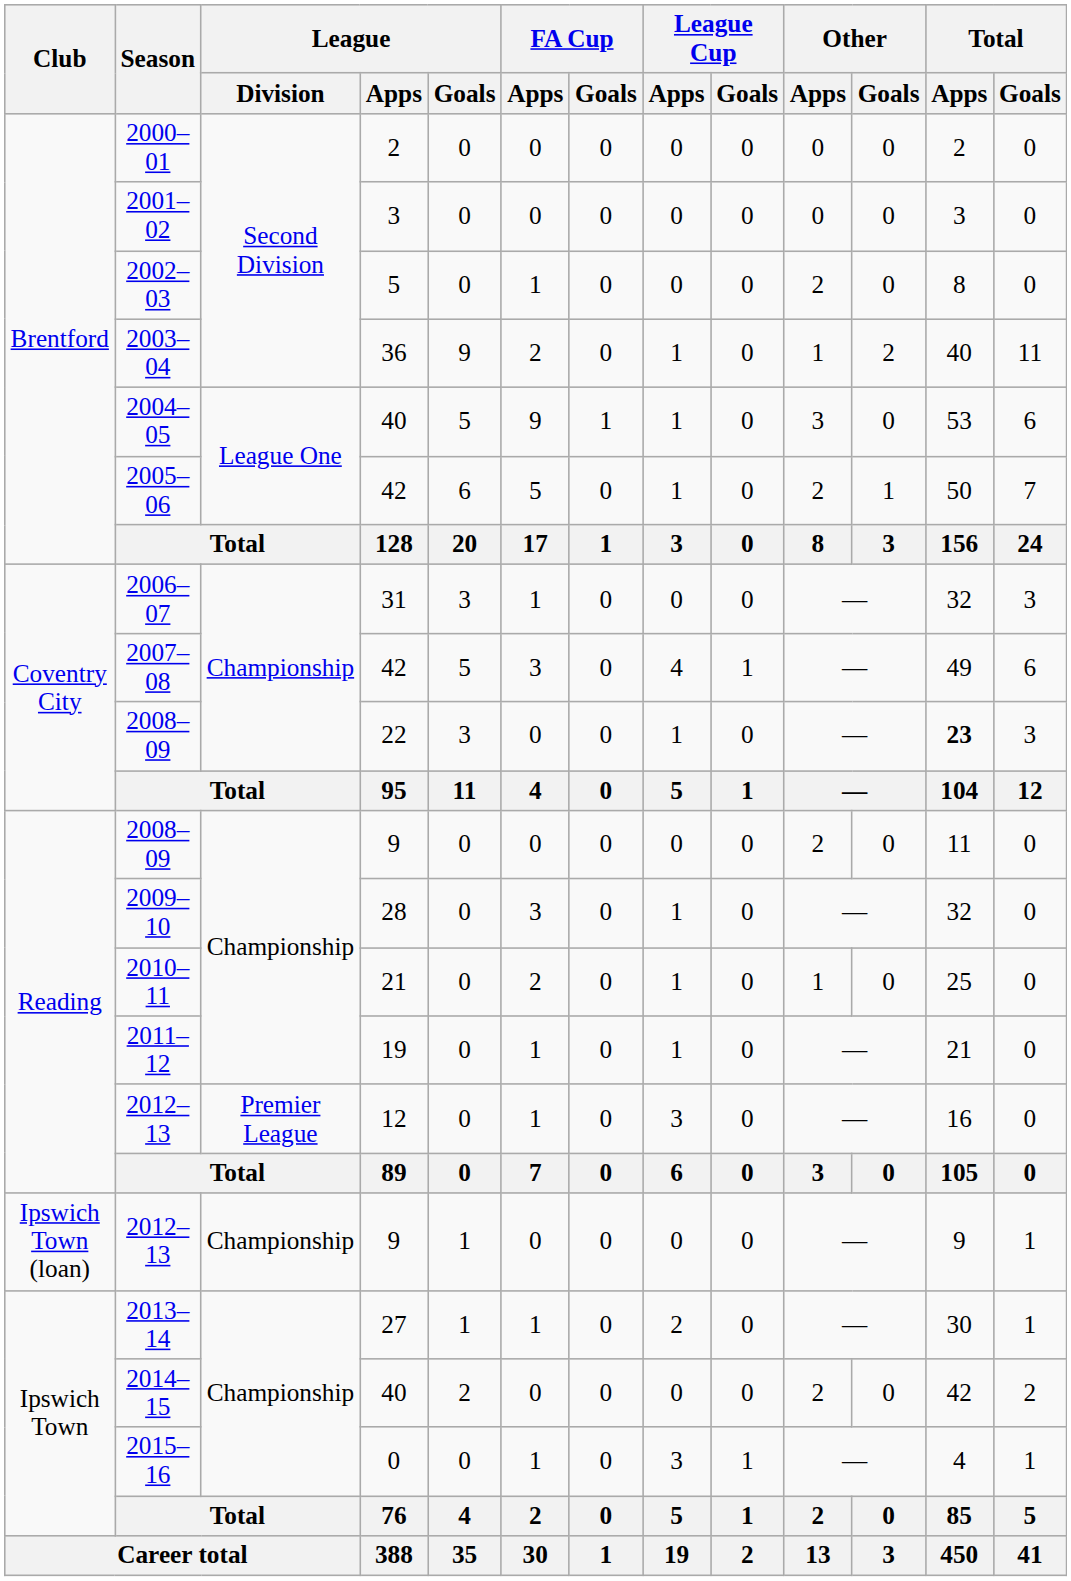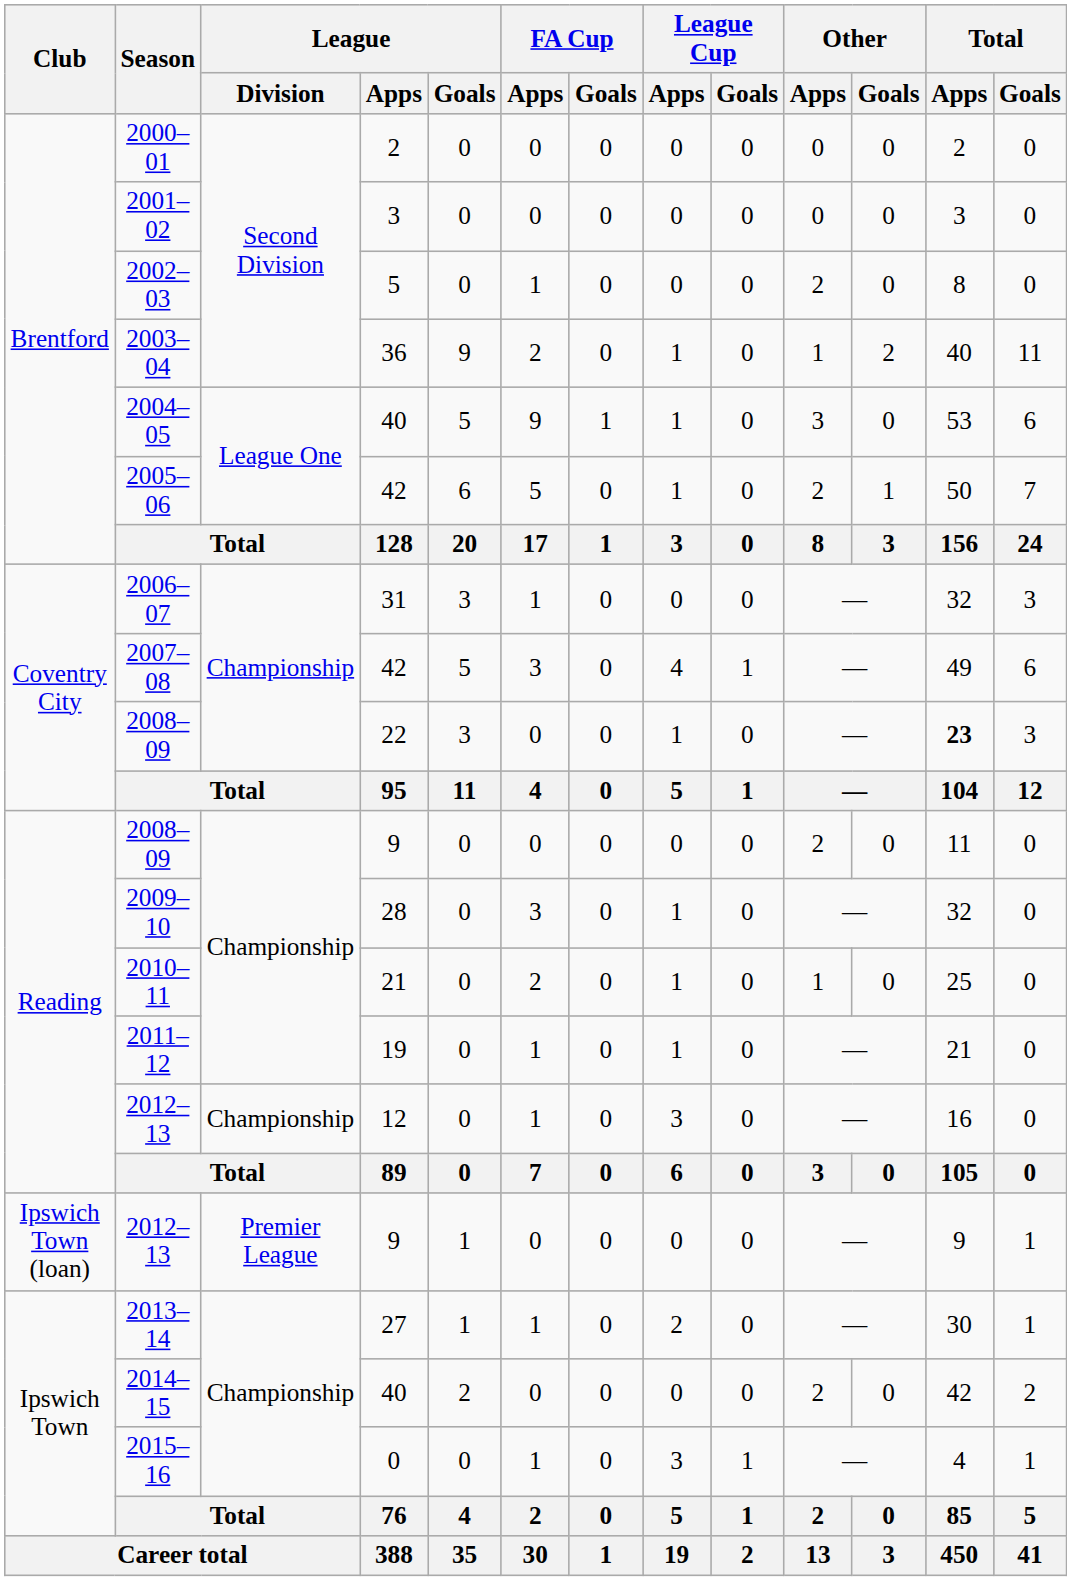(280, 1118) Premier League -> (280, 1118) Championship
(280, 1241) Championship -> (280, 1241) Premier League
